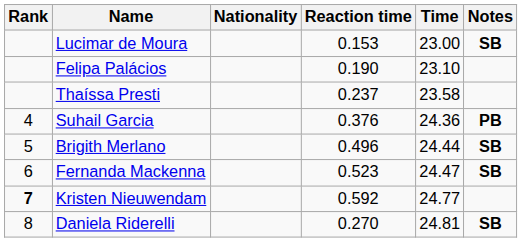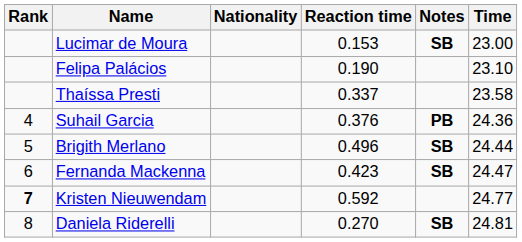columns swapped: (440, 17) <-> (490, 17)
(358, 95) 0.237 -> (358, 95) 0.337
(358, 172) 0.523 -> (358, 172) 0.423
